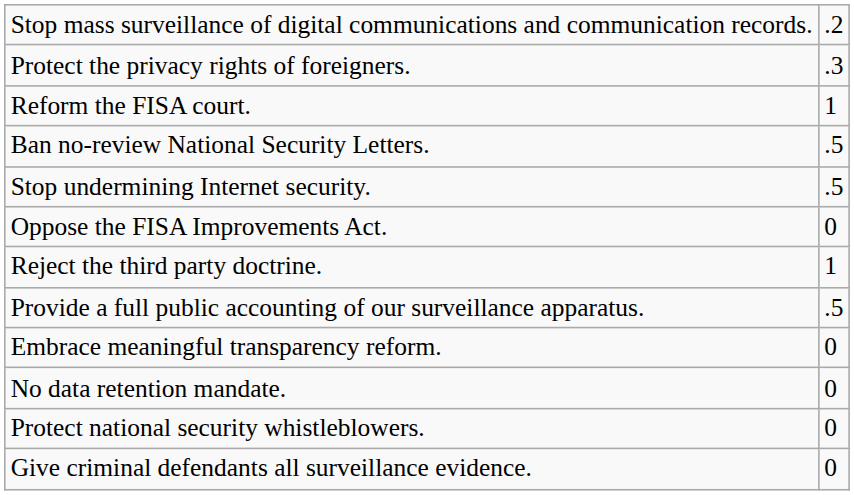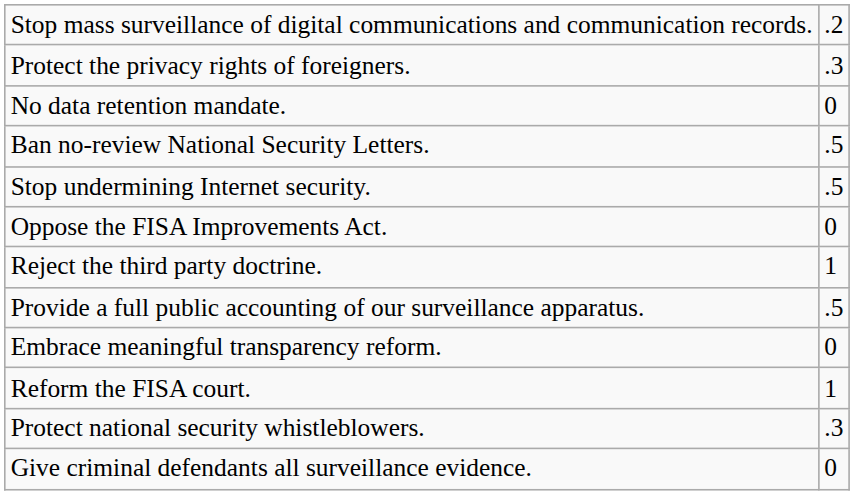rows swapped: (148, 387) <-> (131, 105)
(831, 428) 0 -> (834, 428) .3
